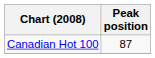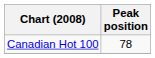(126, 44) 87 -> (126, 44) 78
